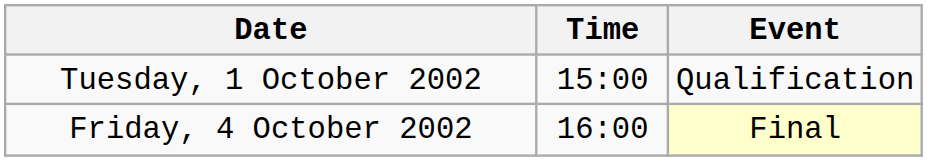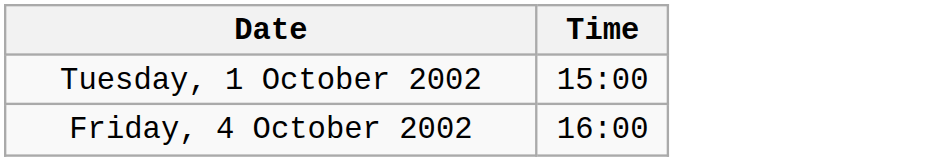- column: (795, 30)
